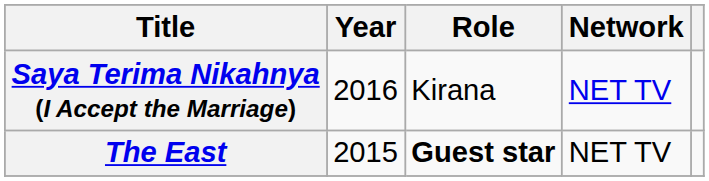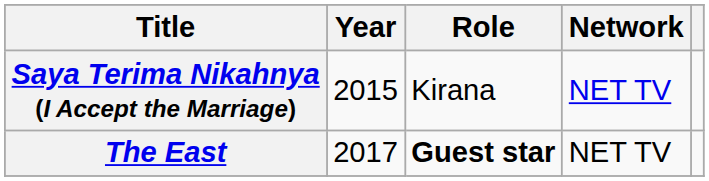(366, 90) 2016 -> (366, 90) 2015
(366, 152) 2015 -> (366, 152) 2017
